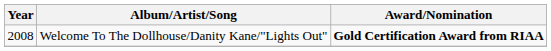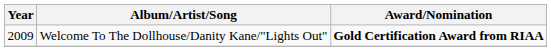(21, 35) 2008 -> (21, 35) 2009
